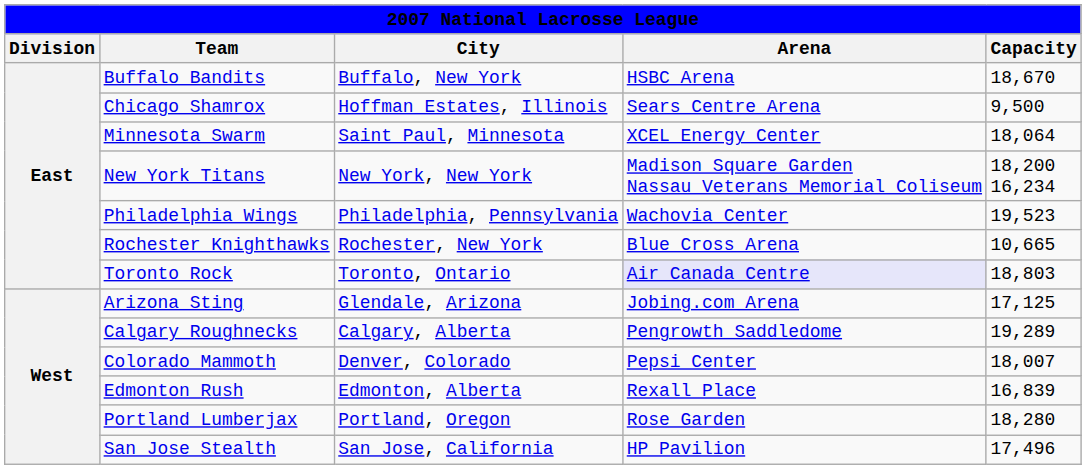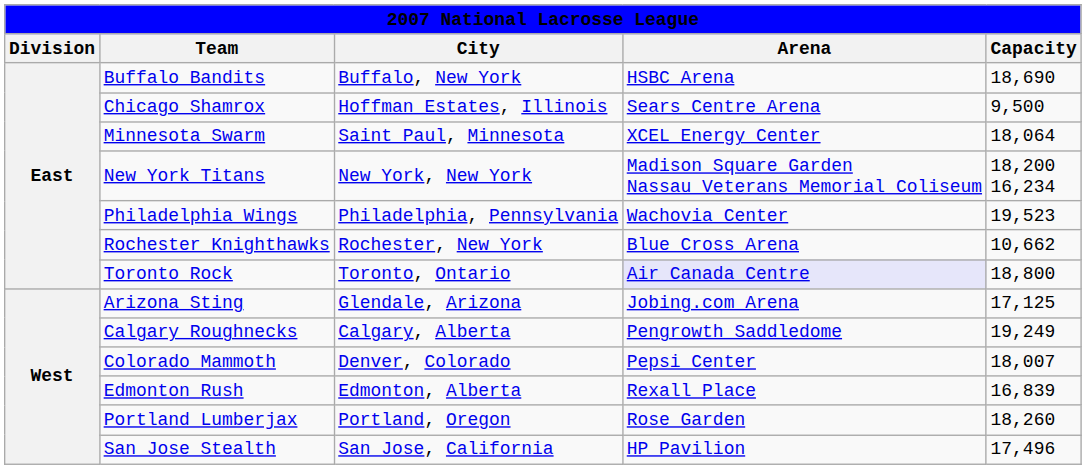(1023, 78) 18,670 -> (1023, 78) 18,690
(1023, 245) 10,665 -> (1023, 245) 10,662
(1023, 274) 18,803 -> (1023, 274) 18,800
(1023, 332) 19,289 -> (1023, 332) 19,249
(1023, 420) 18,280 -> (1023, 420) 18,260
